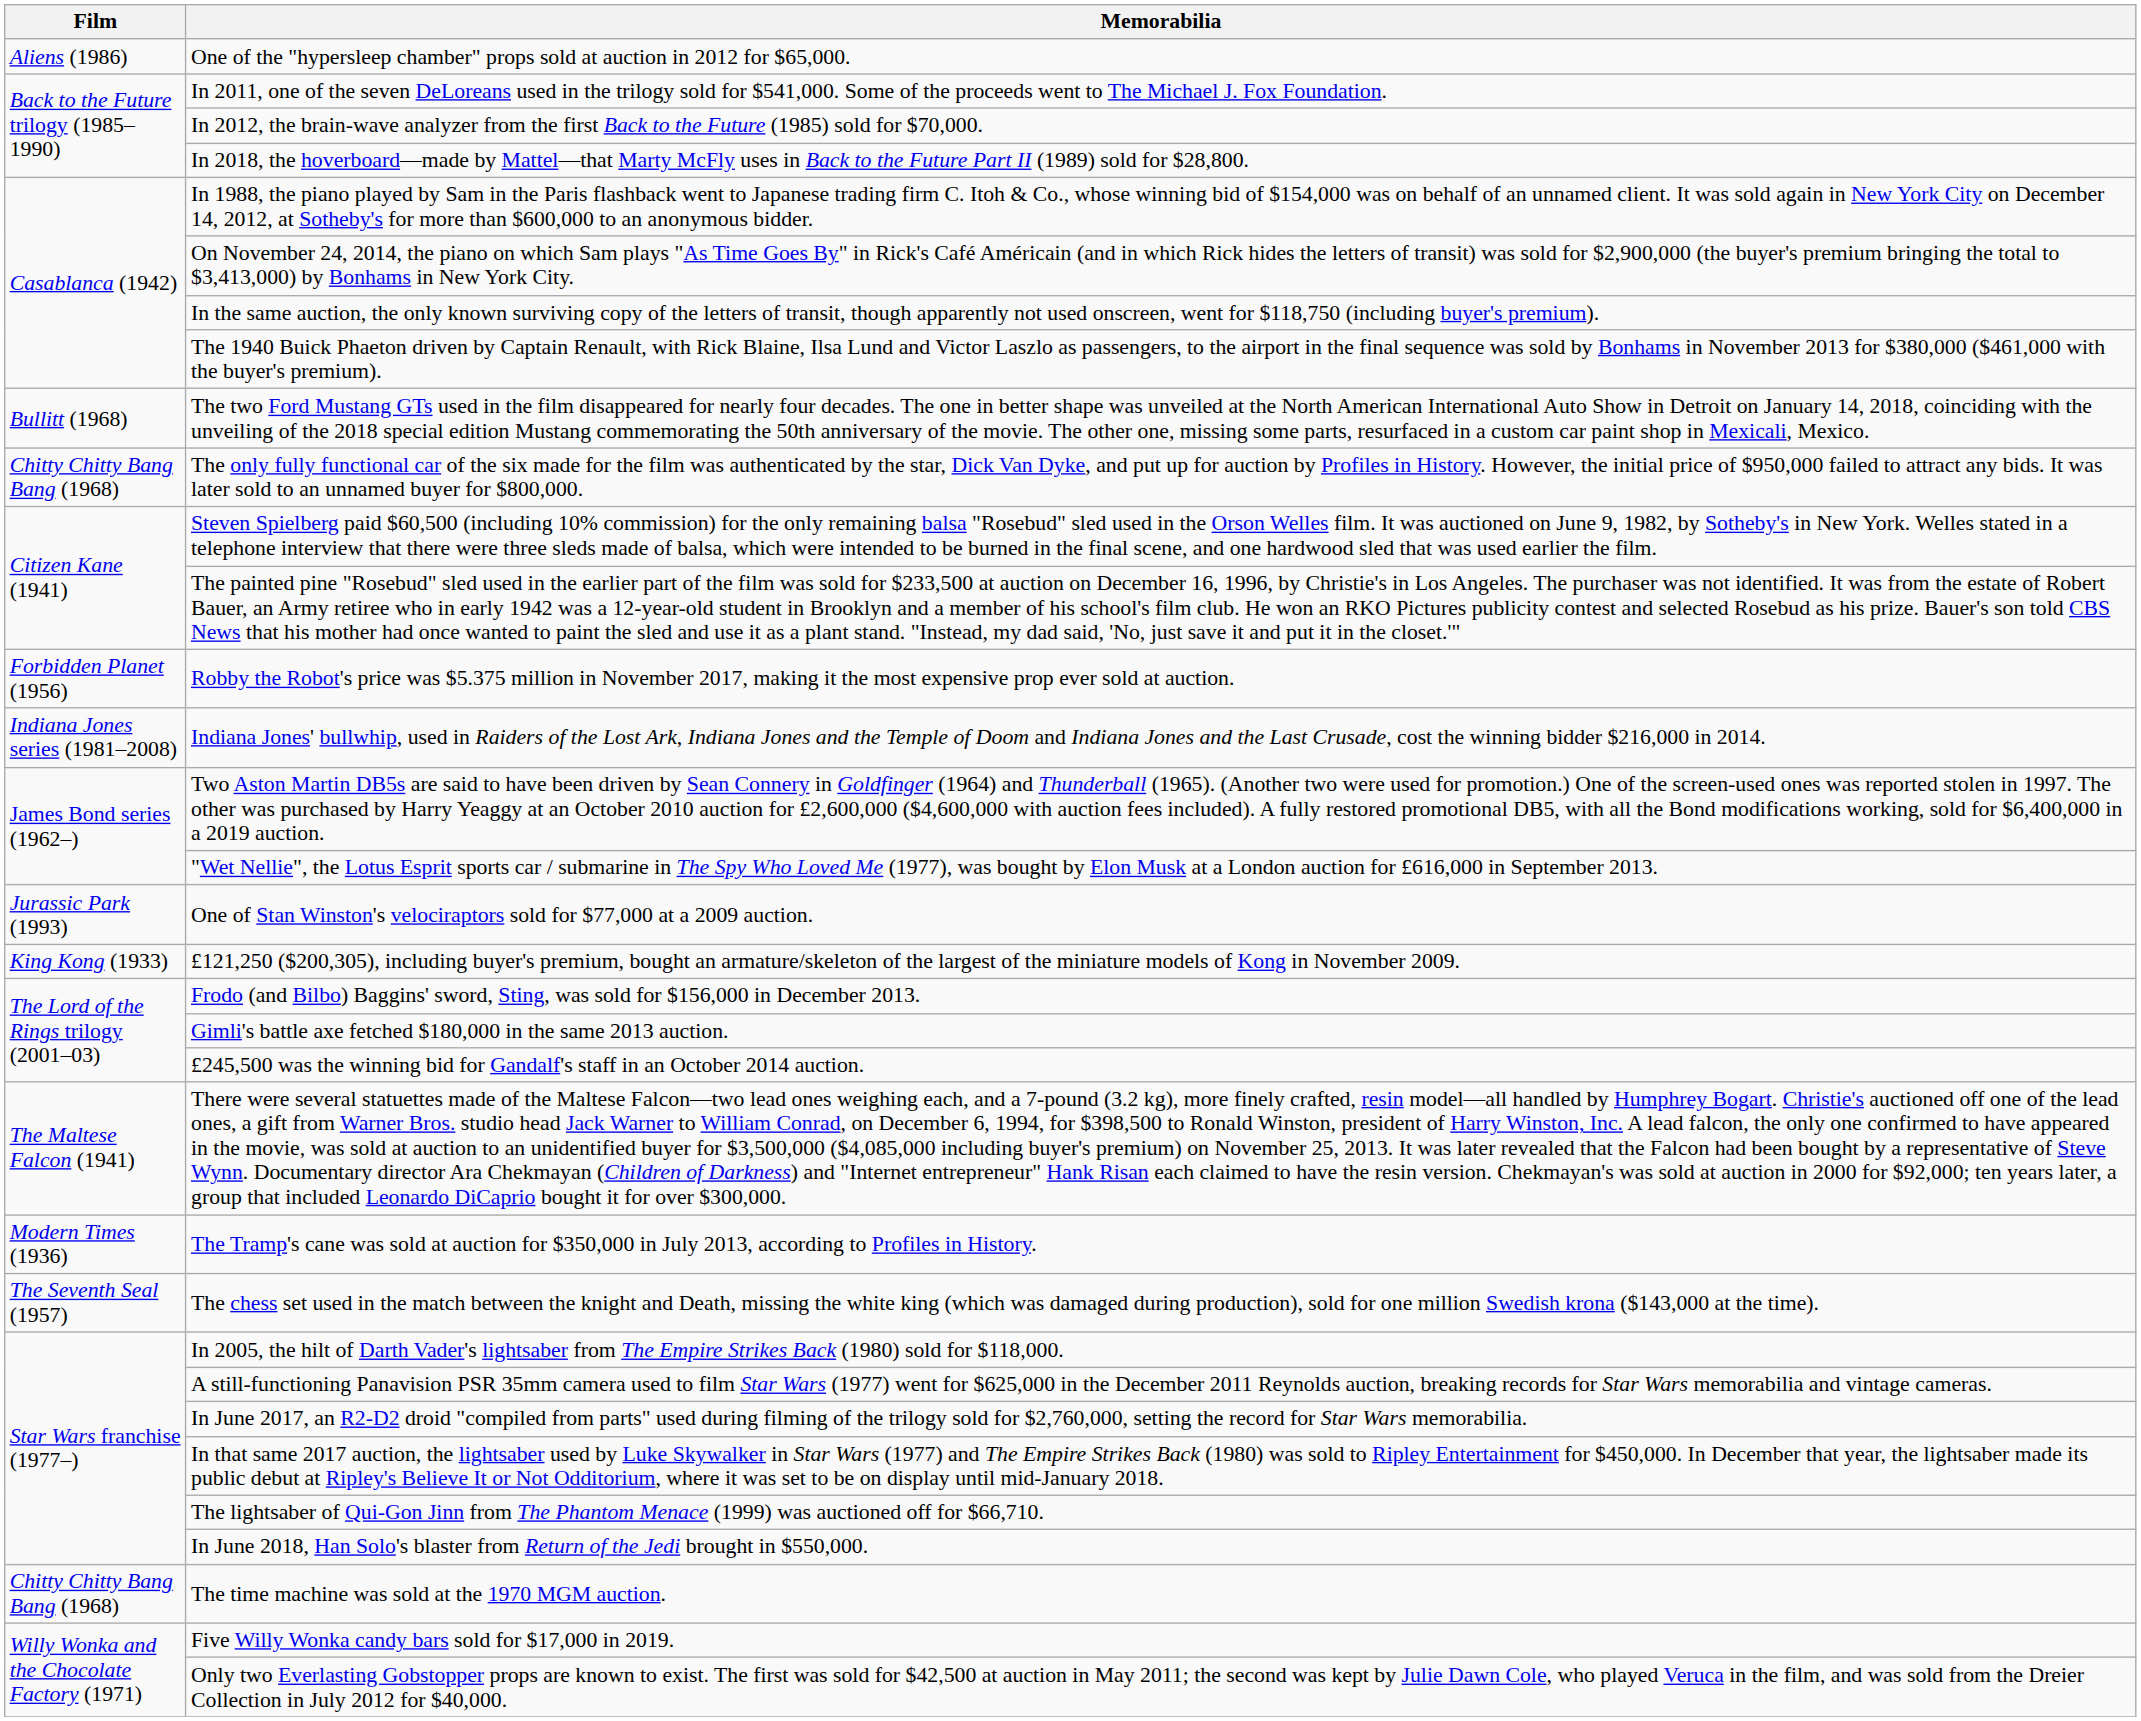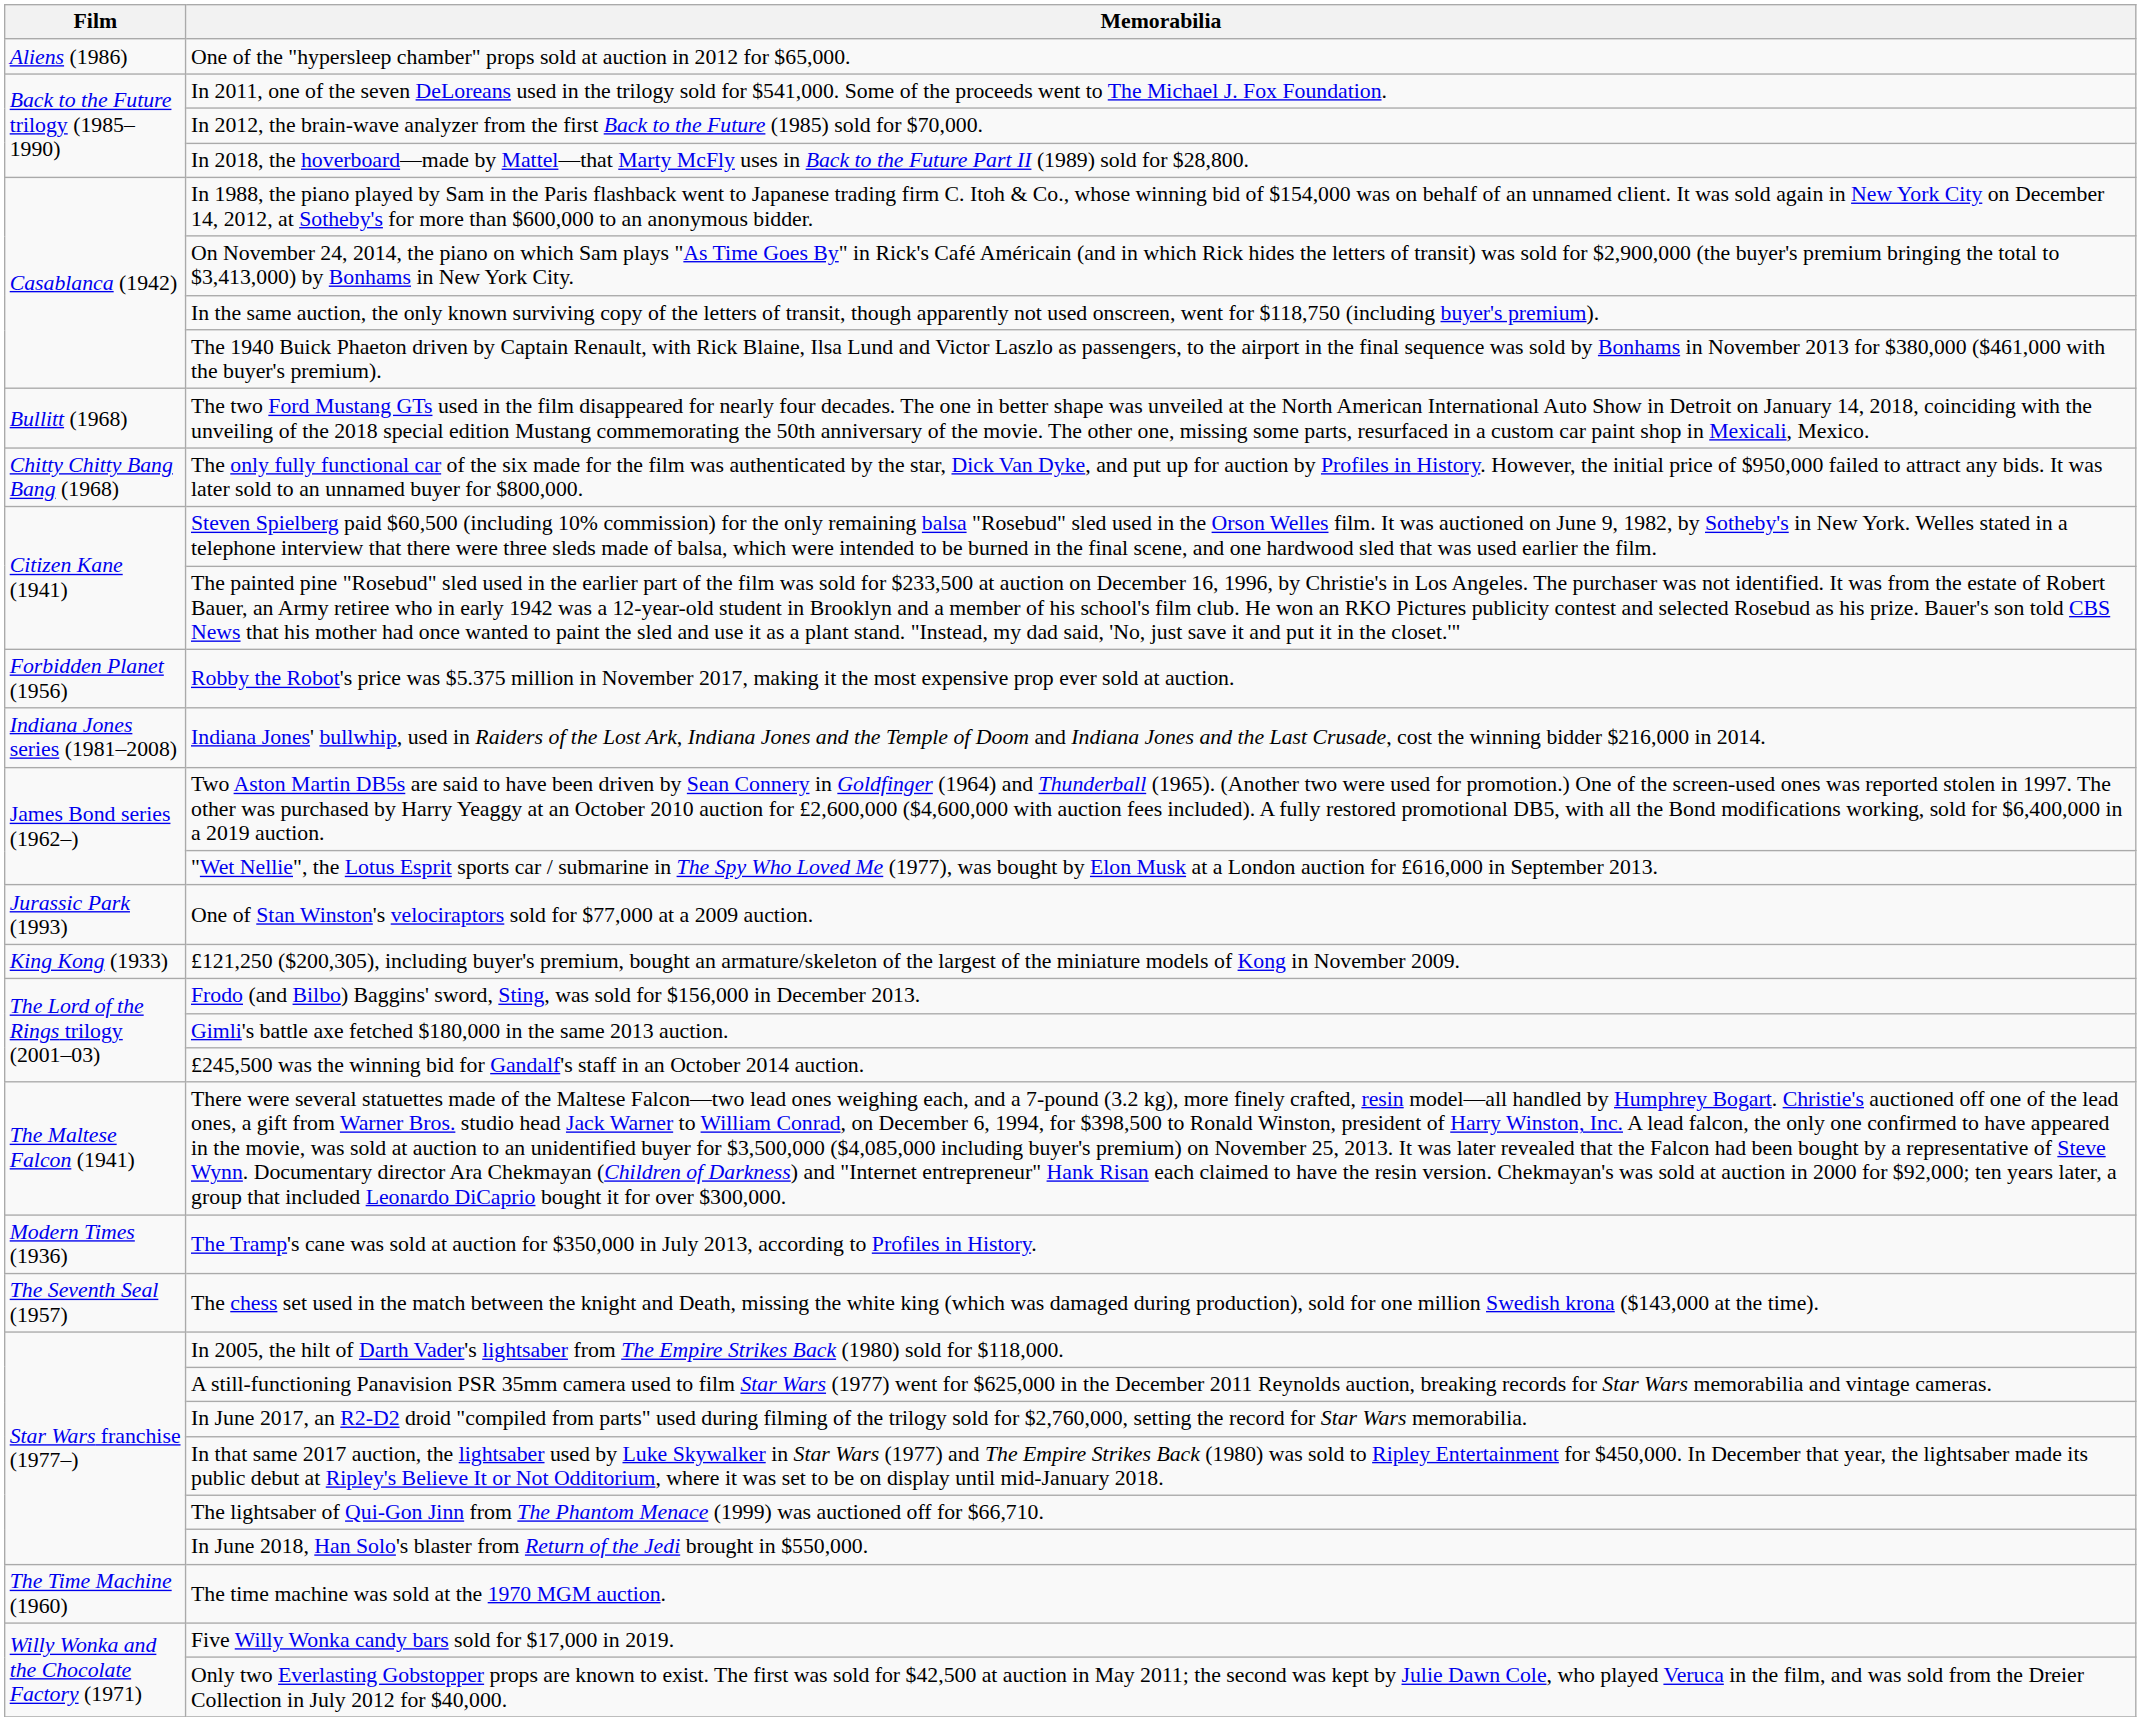(91, 1593) Chitty Chitty Bang Bang (1968) -> (91, 1593) The Time Machine (1960)
